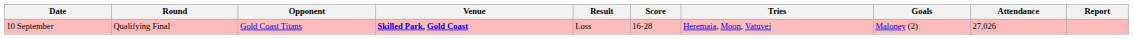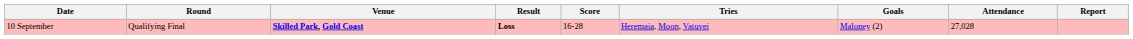- column: (307, 11)
(583, 26) normal -> (506, 26) bold
(984, 26) 27,026 -> (962, 26) 27,028
